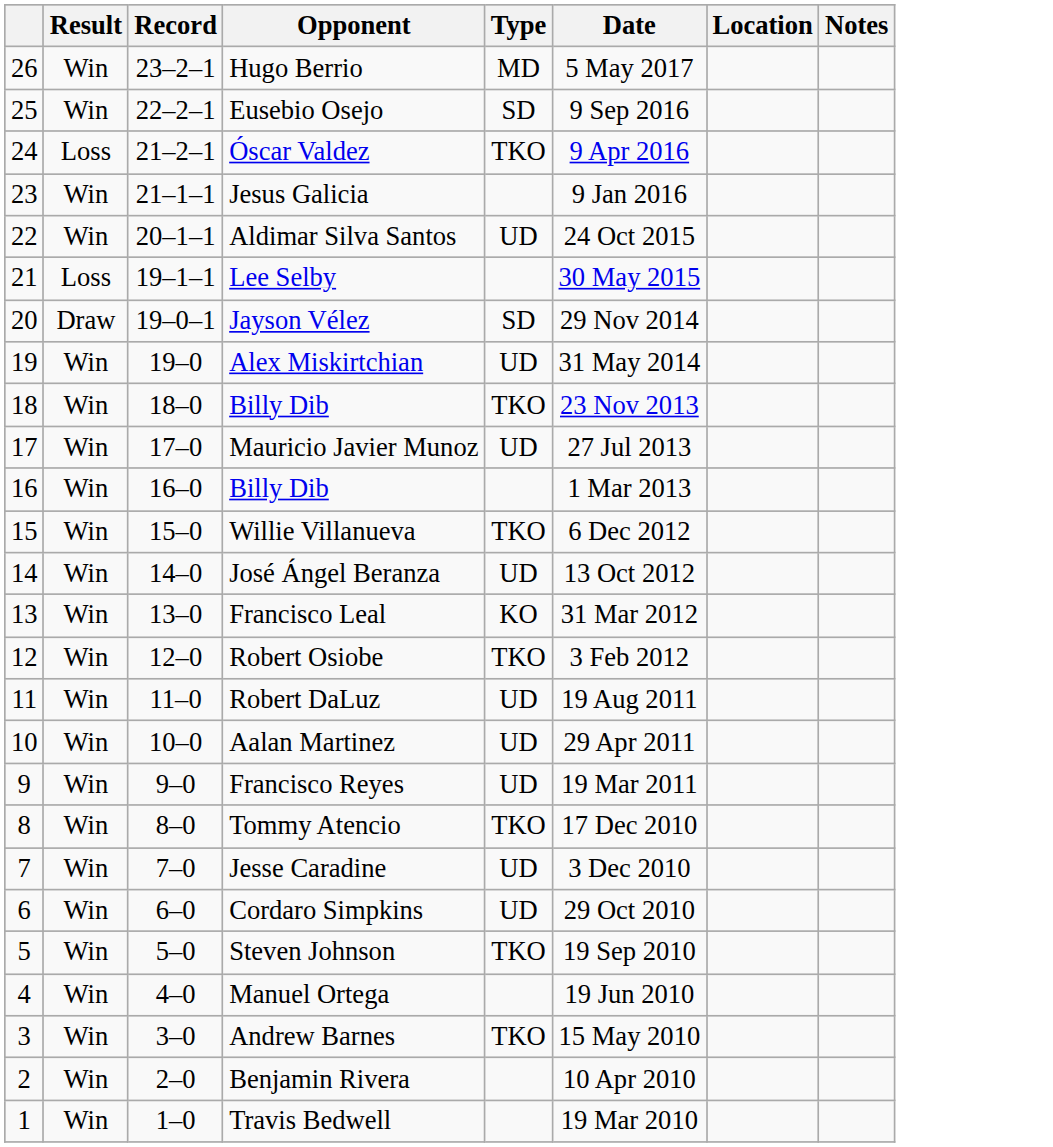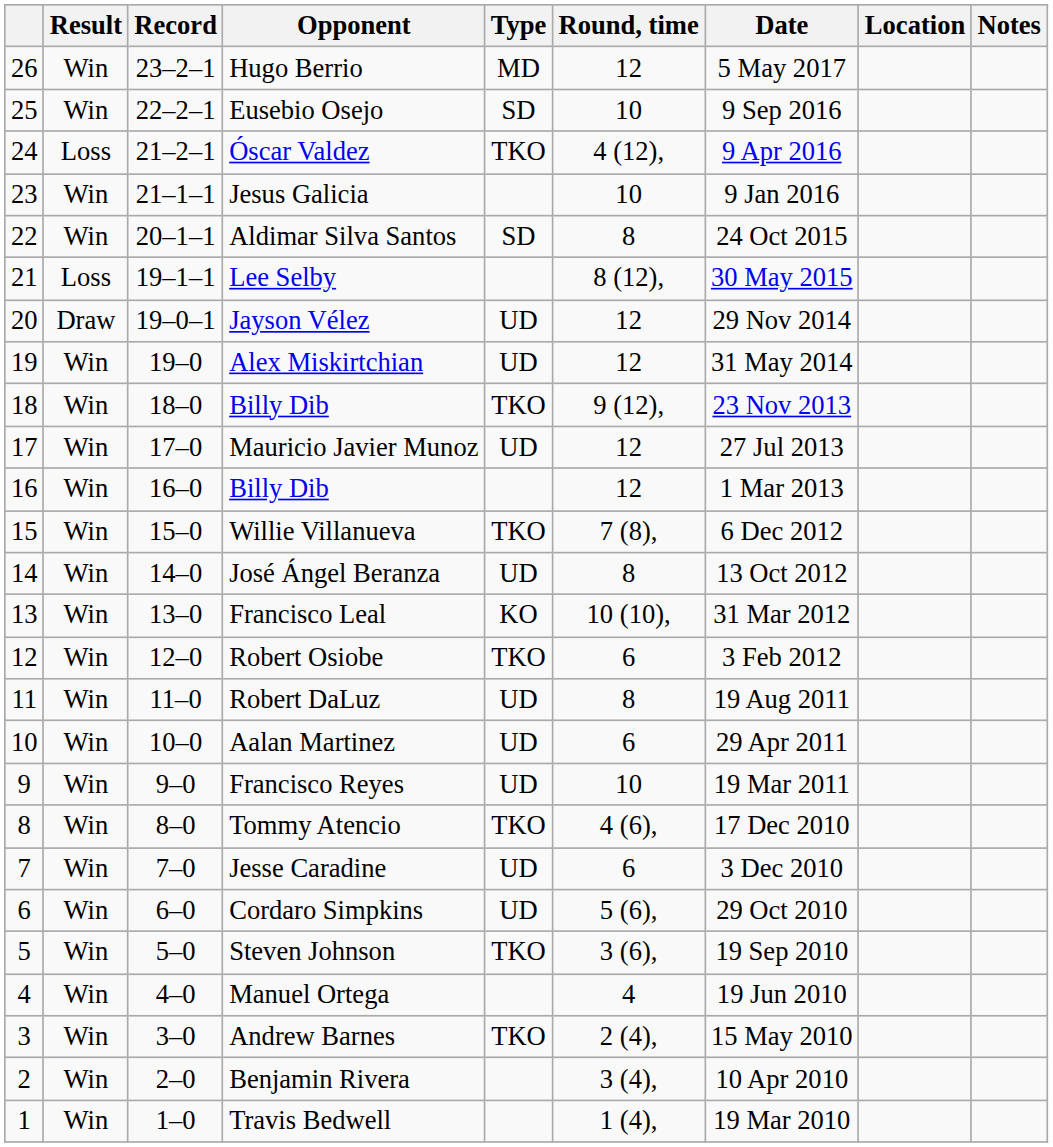+ column: (629, 25)
(519, 236) UD -> (519, 236) SD
(519, 320) SD -> (519, 320) UD
